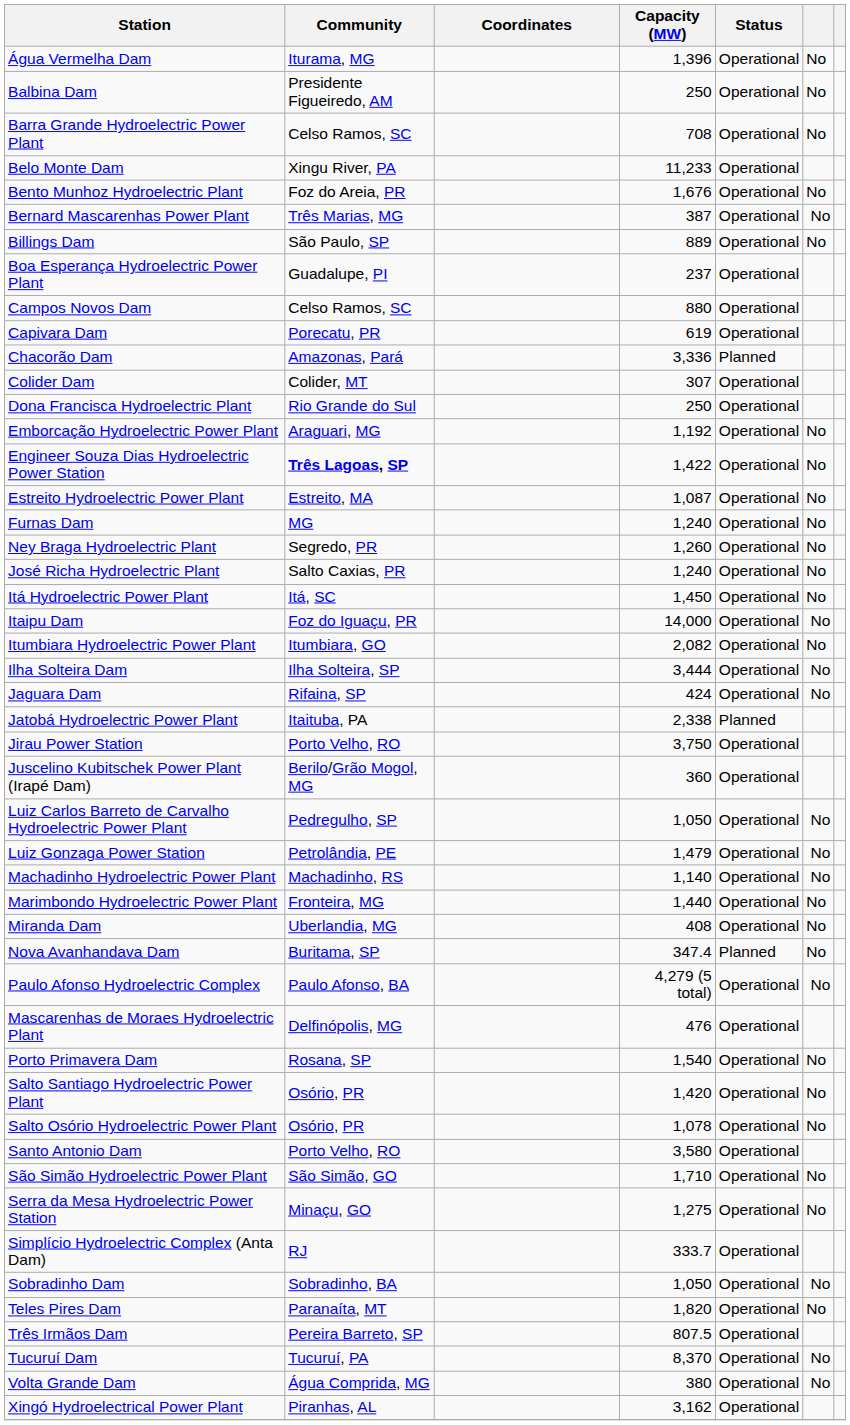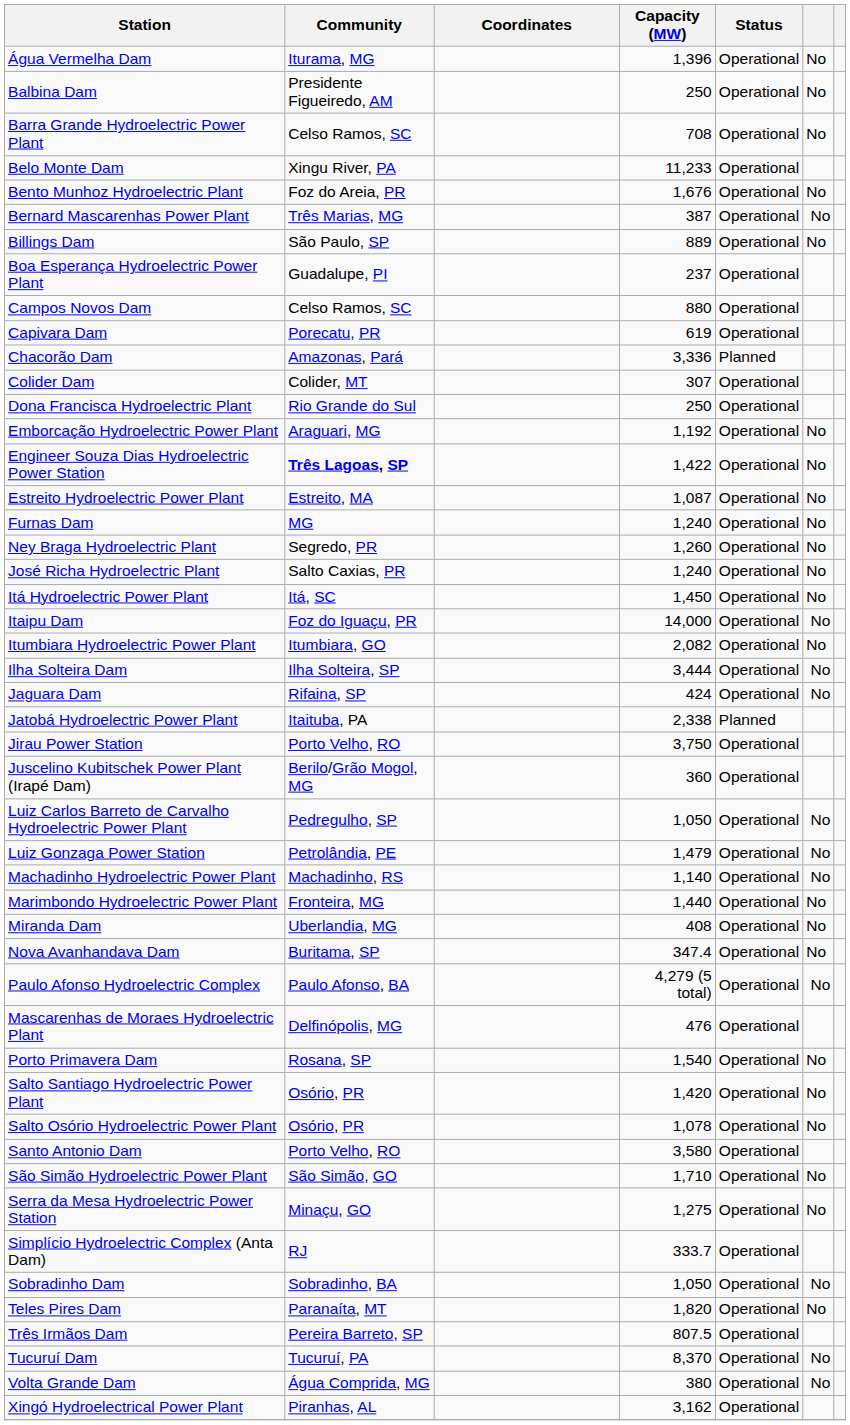(747, 951) Planned -> (759, 951) Operational
